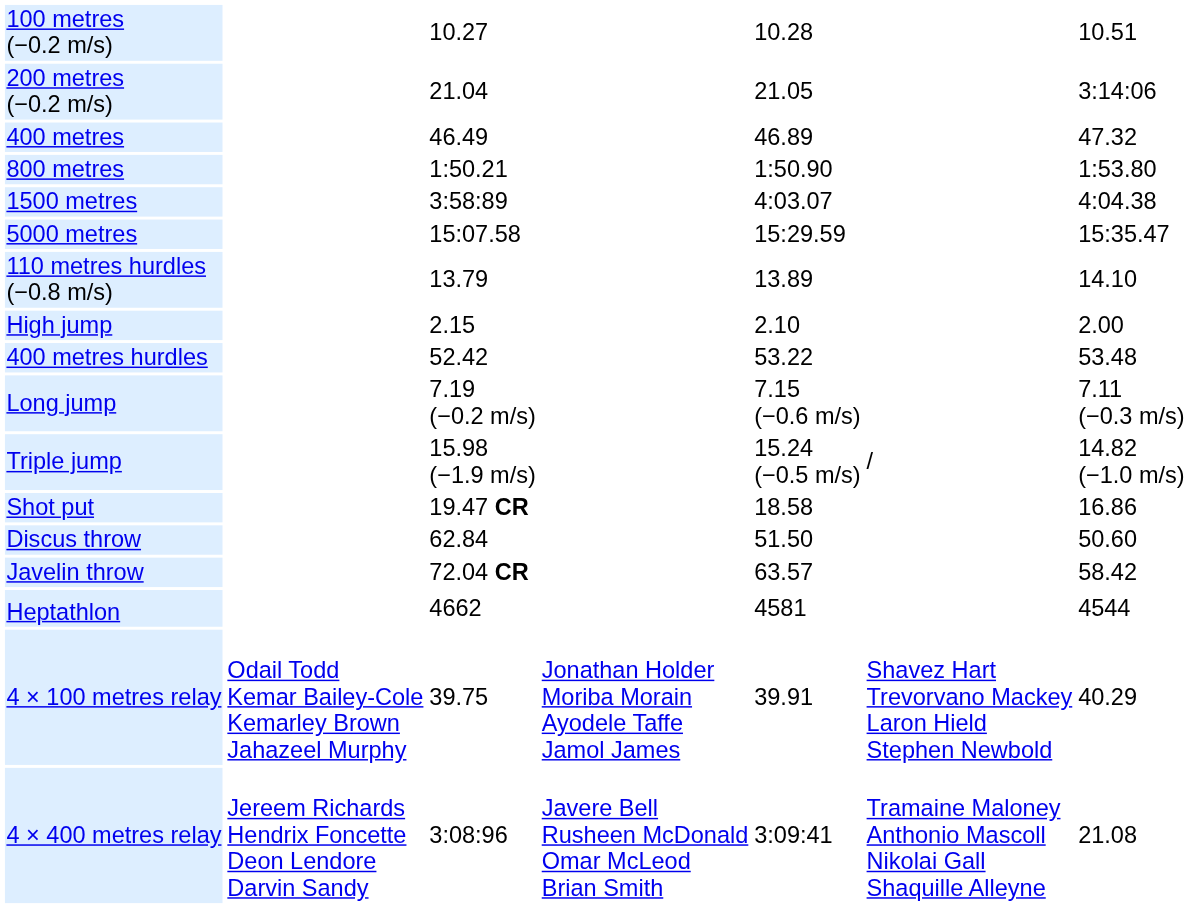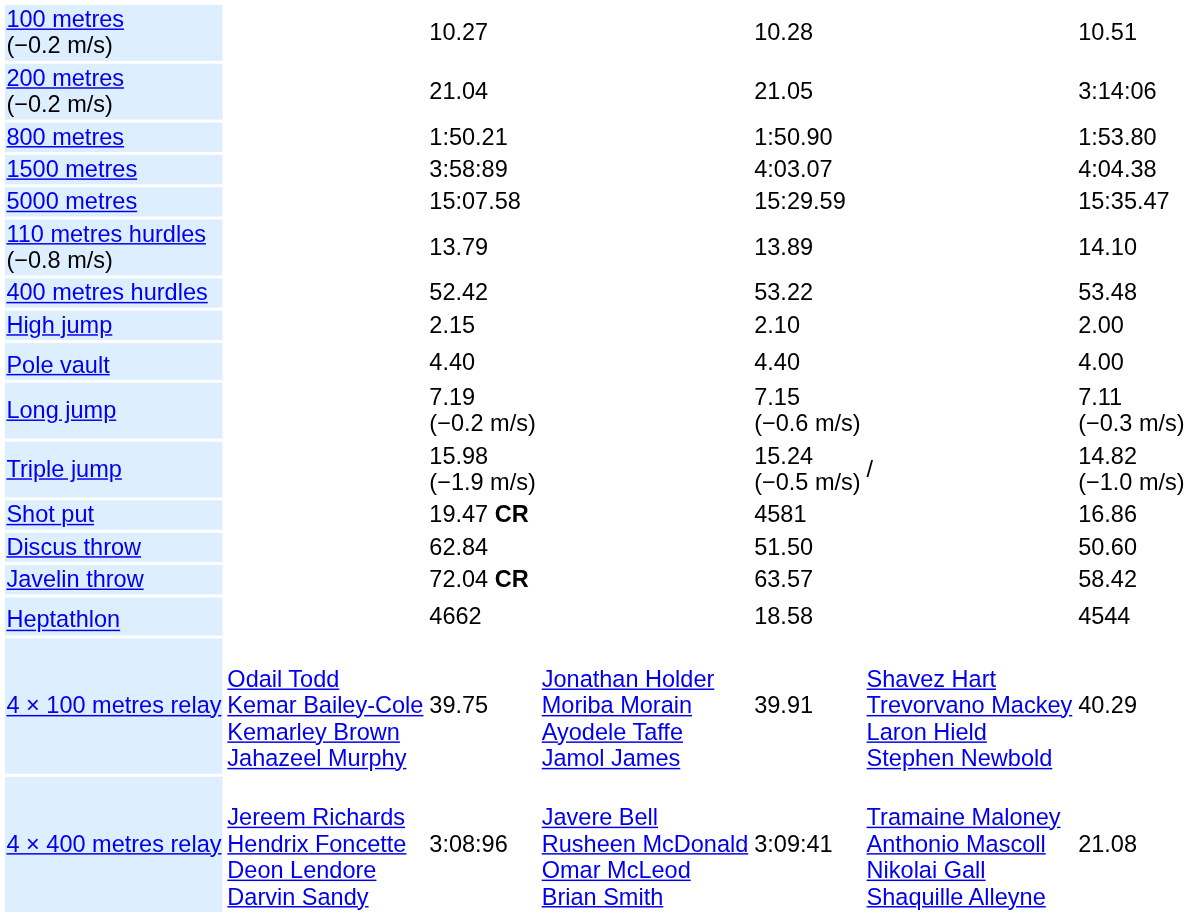- row: (65, 137)
rows swapped: (107, 357) <-> (59, 325)
+ row: (65, 362)
(784, 507) 18.58 -> (780, 515) 4581
(780, 608) 4581 -> (784, 616) 18.58
